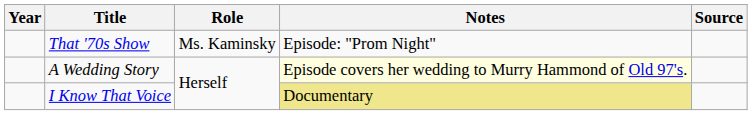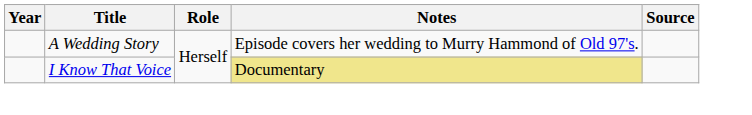- row: (99, 43)
(485, 69) lightyellow background -> (437, 43) no background
